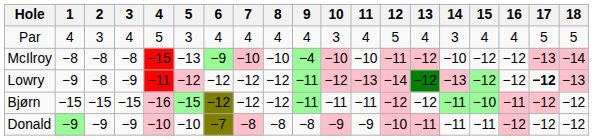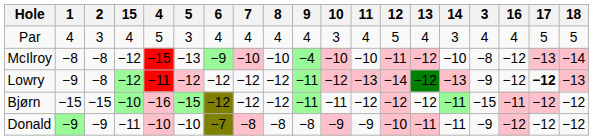columns swapped: (129, 15) <-> (485, 15)
(366, 102) −11 -> (366, 102) −12
